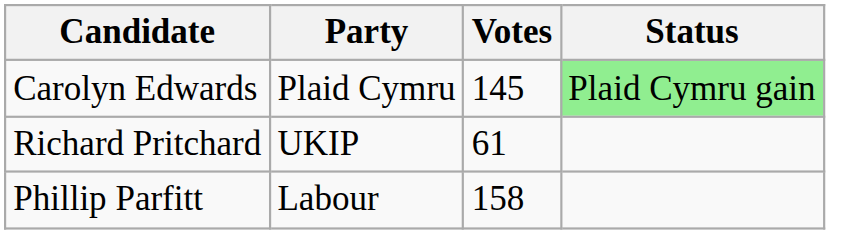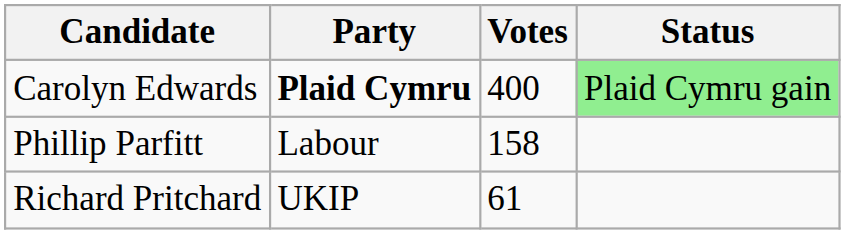(367, 87) normal -> (374, 87) bold
(498, 87) 145 -> (514, 87) 400
rows swapped: (108, 198) <-> (137, 143)
